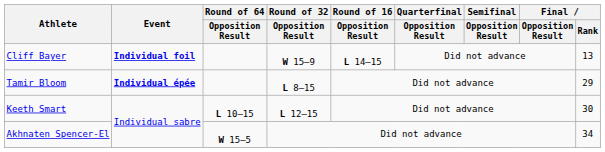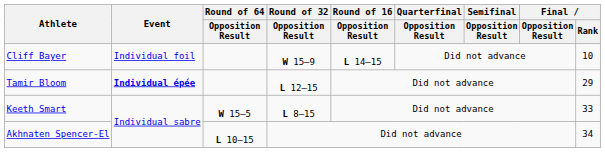(155, 56) bold -> (155, 56) normal
(588, 56) 13 -> (588, 56) 10
(299, 88) L 8–15 -> (299, 88) L 12–15
(235, 114) L 10–15 -> (235, 114) W 15–5
(299, 114) L 12–15 -> (299, 114) L 8–15
(588, 108) 30 -> (588, 108) 33
(235, 140) W 15–5 -> (235, 140) L 10–15
